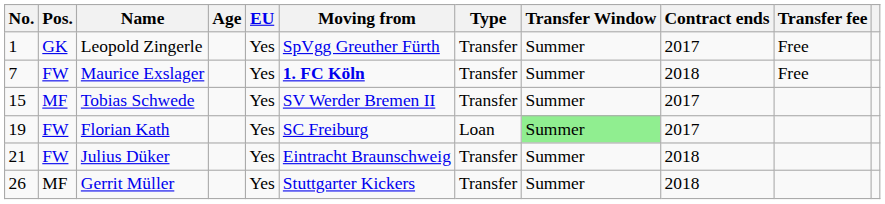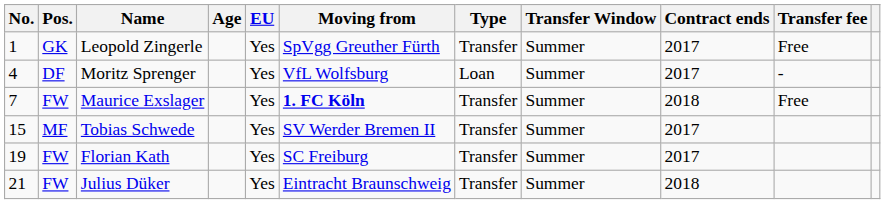+ row: (138, 73)
(477, 128) Loan -> (488, 156) Transfer
(555, 128) lightgreen background -> (555, 156) no background
- row: (128, 184)
